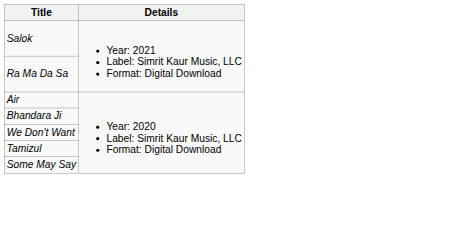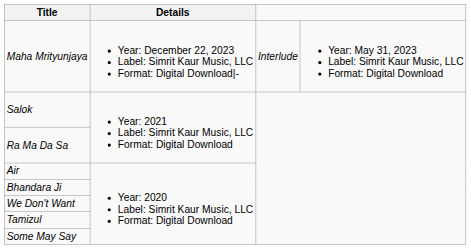+ row: (47, 56)
